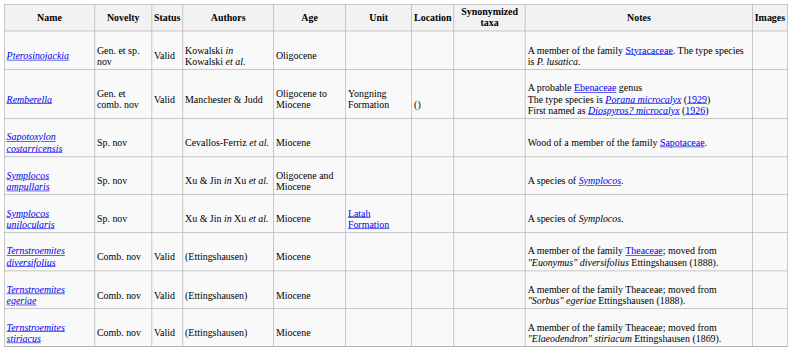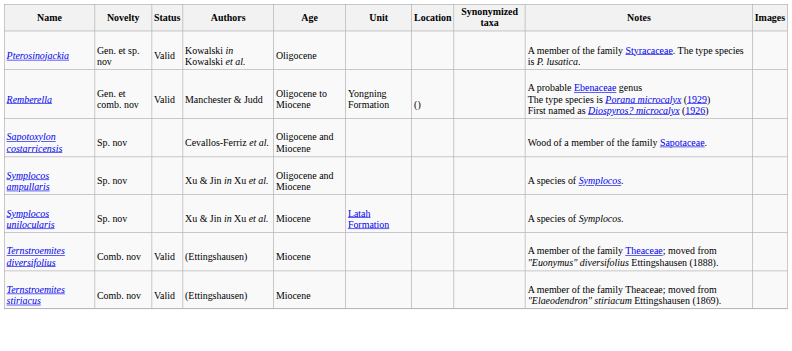(293, 143) Miocene -> (305, 143) Oligocene and Miocene
- row: (36, 295)
